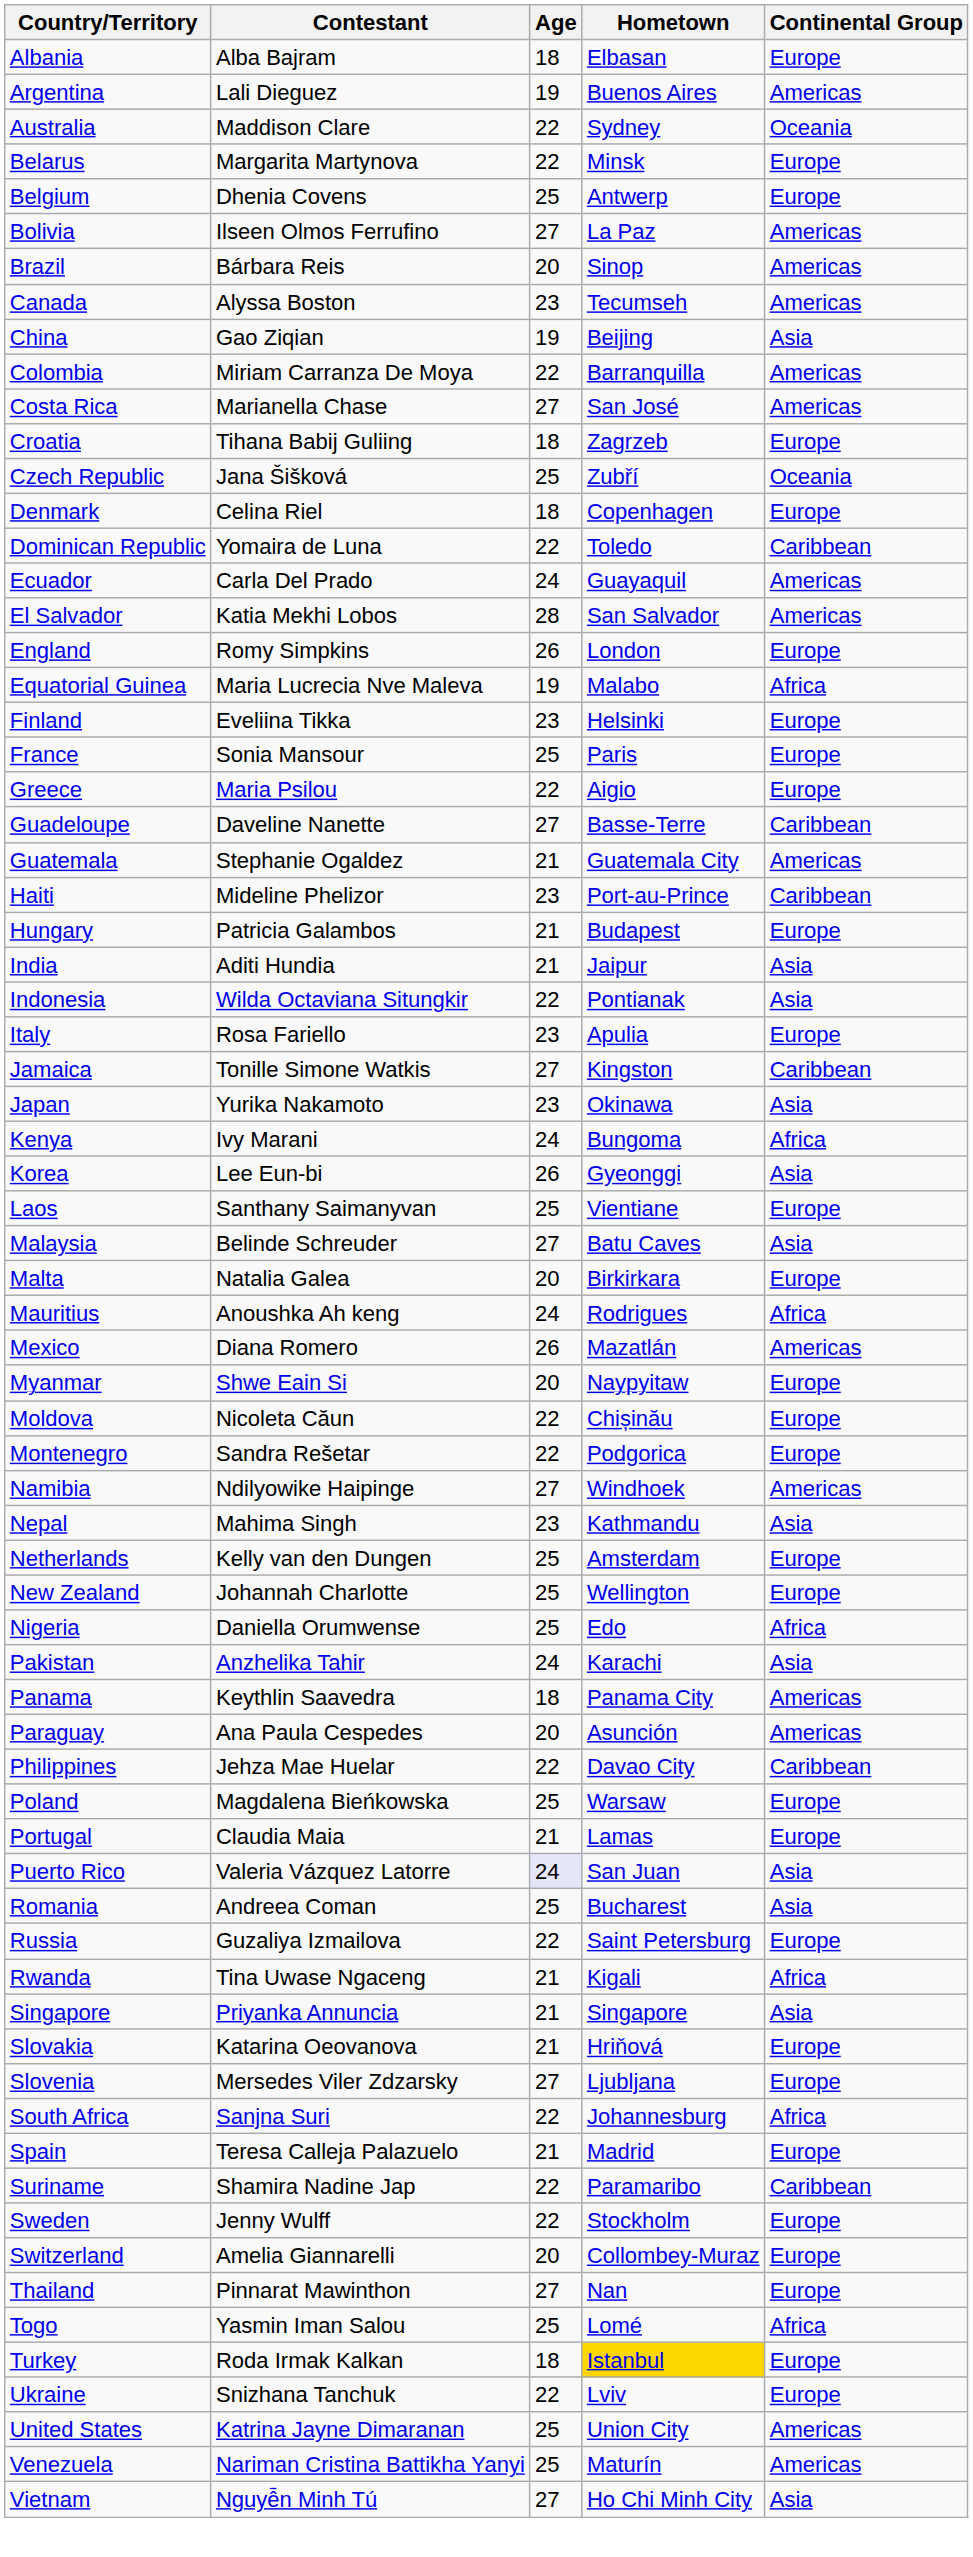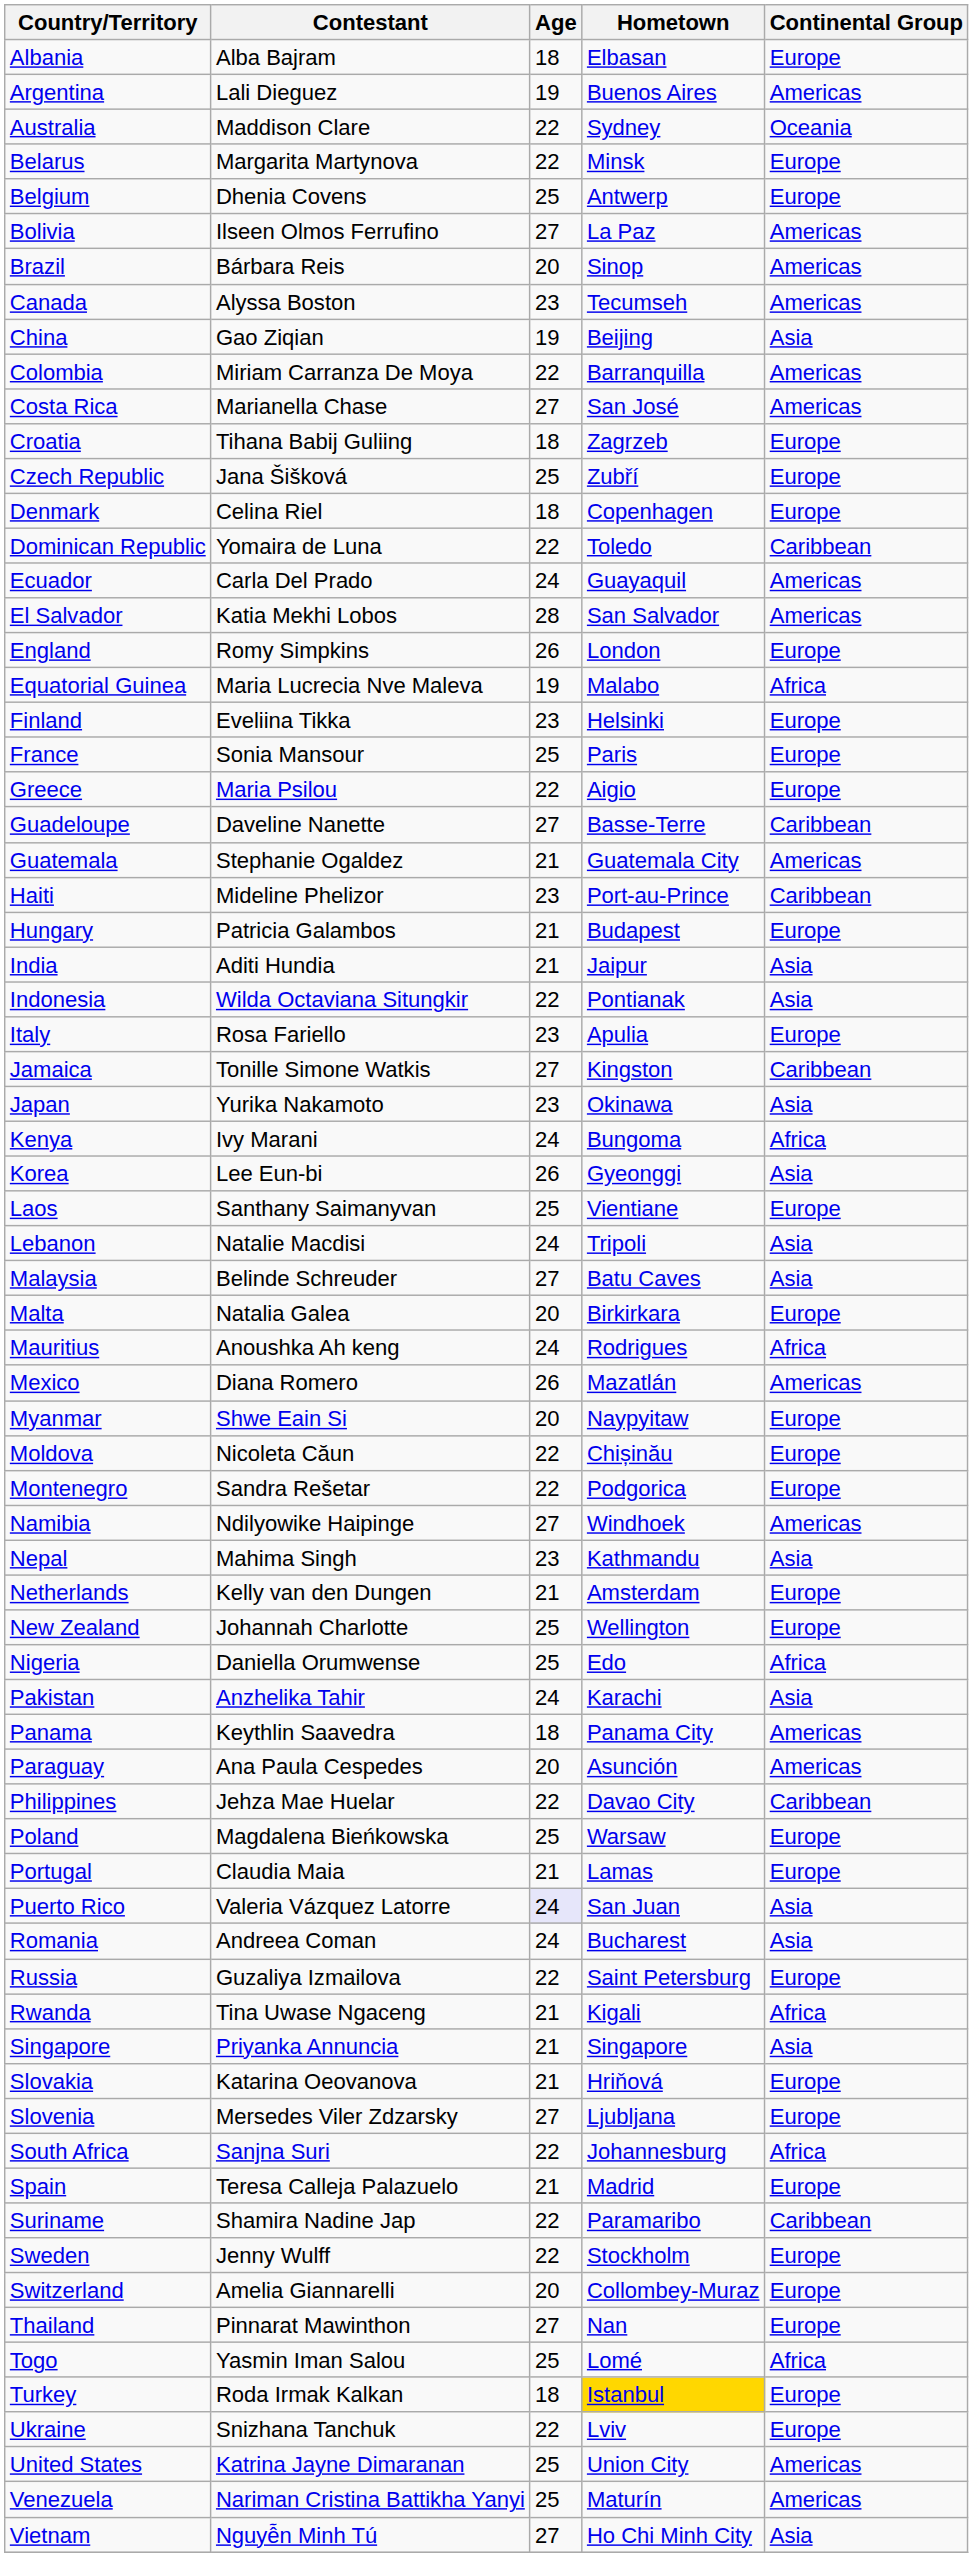(811, 476) Oceania -> (805, 476) Europe
+ row: (53, 1244)
(547, 1558) 25 -> (547, 1592) 21
(547, 1906) 25 -> (547, 1941) 24
